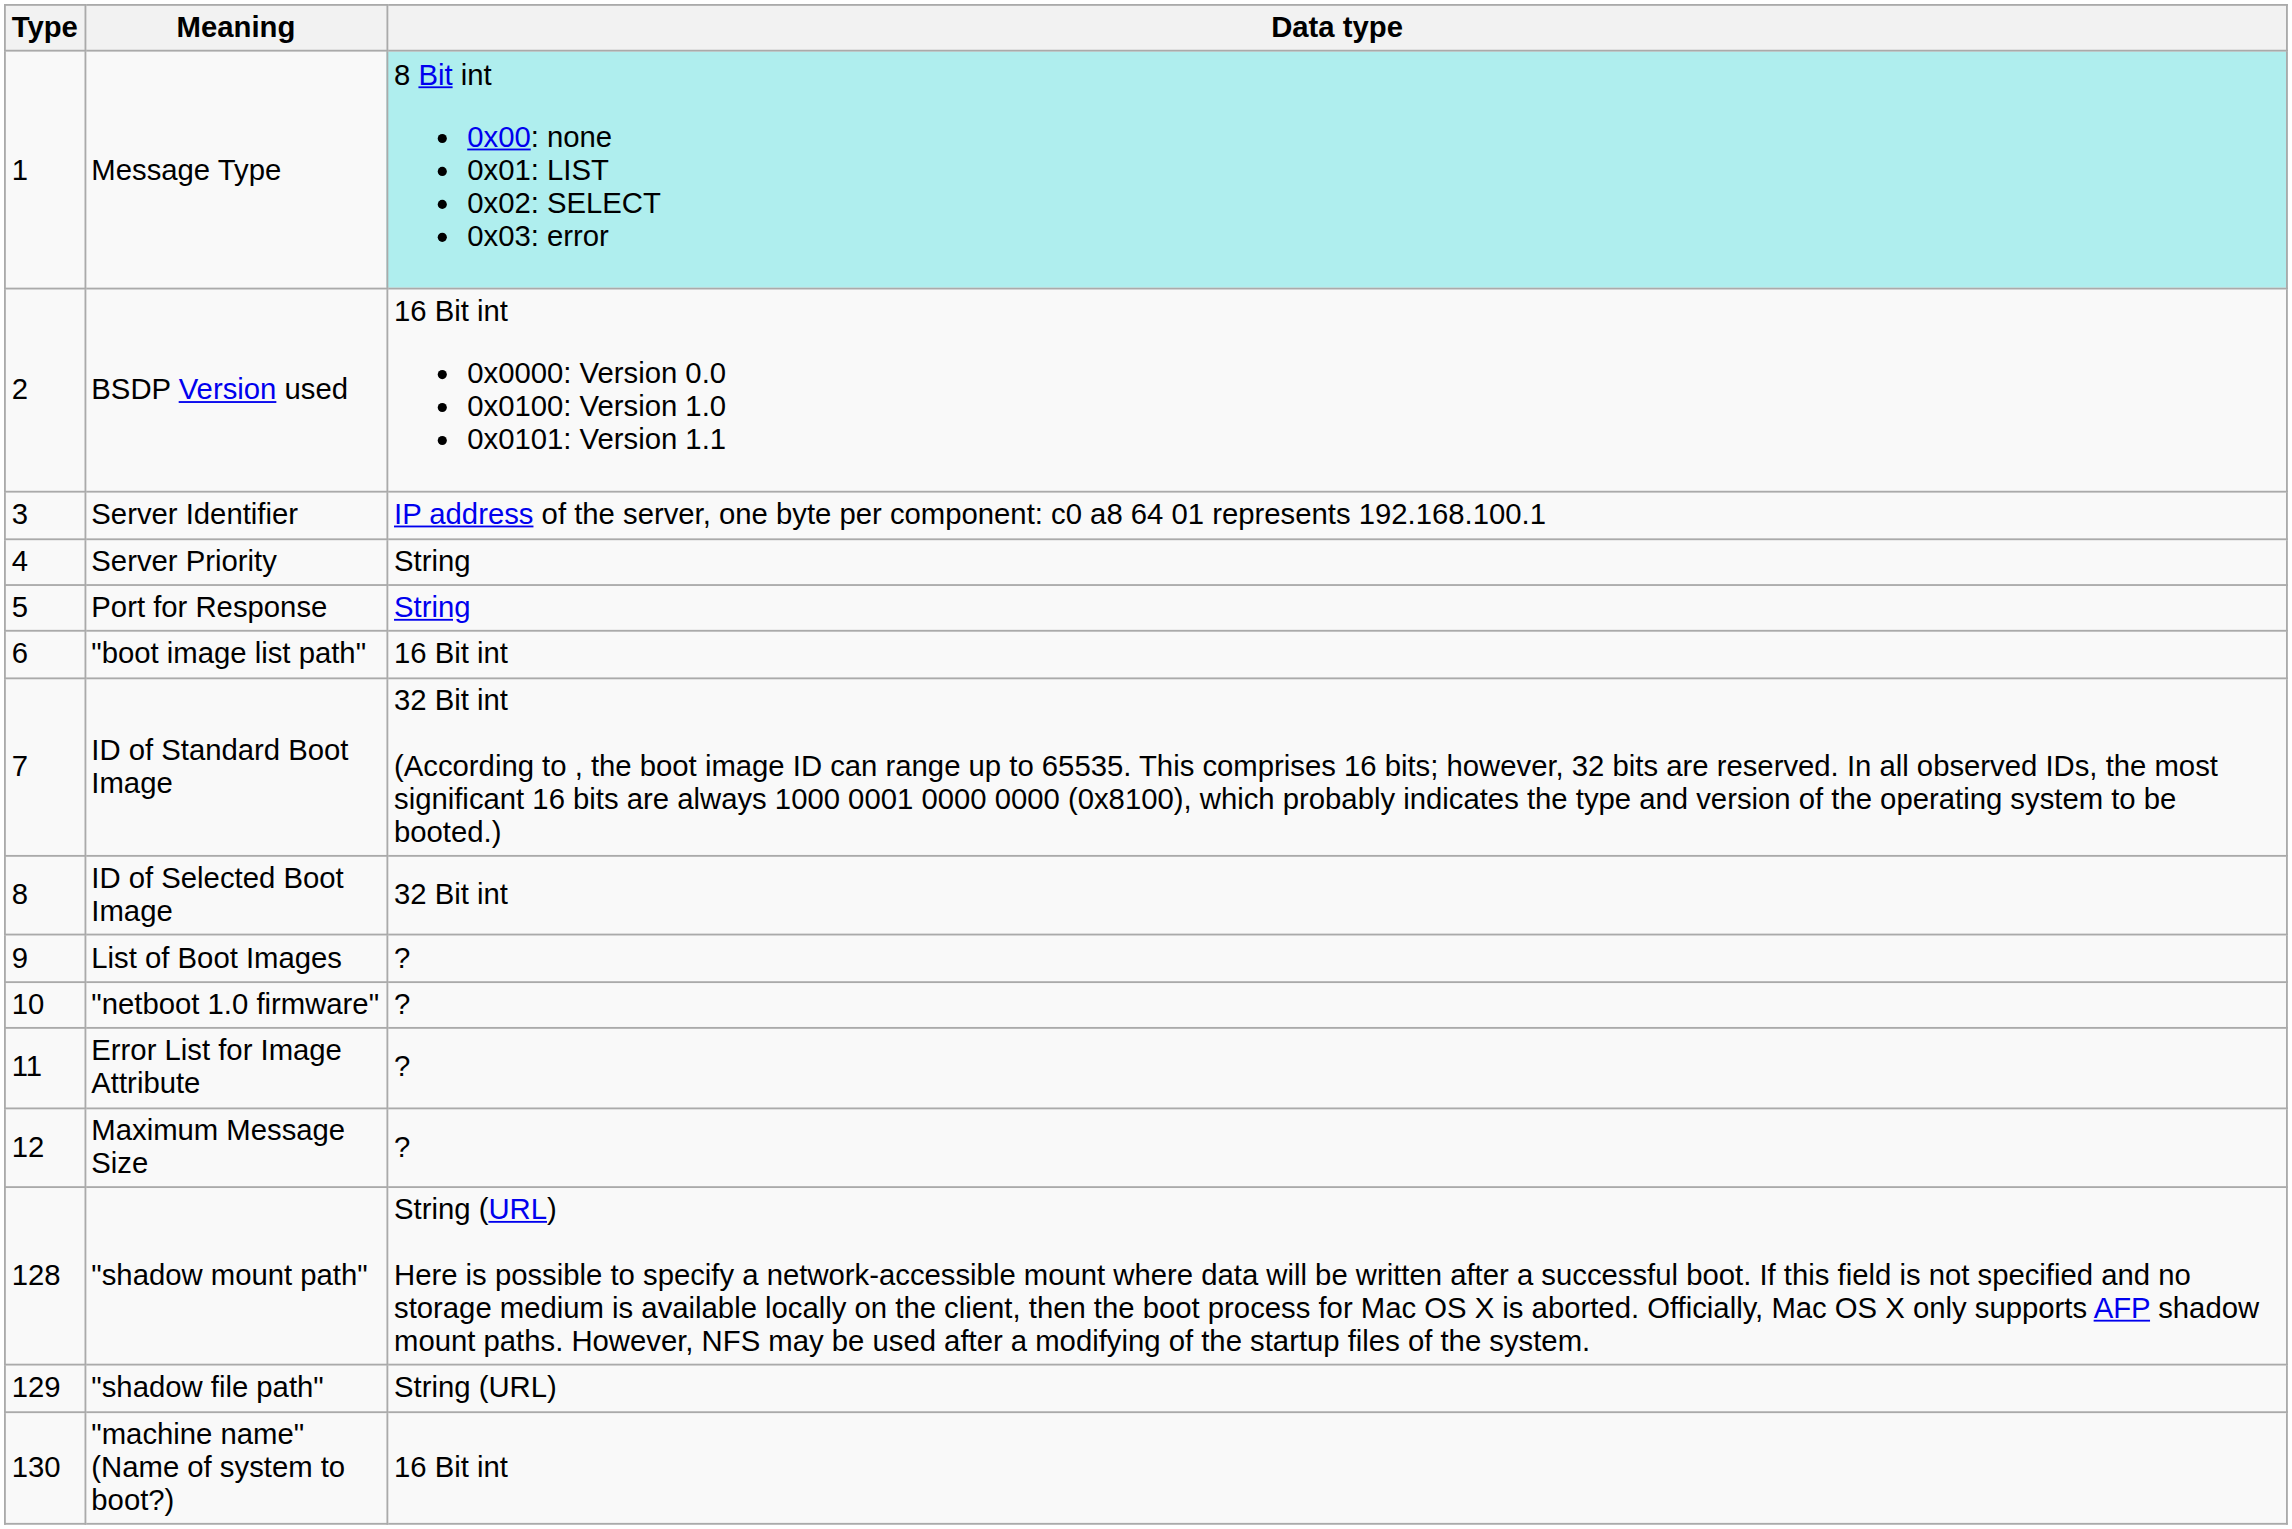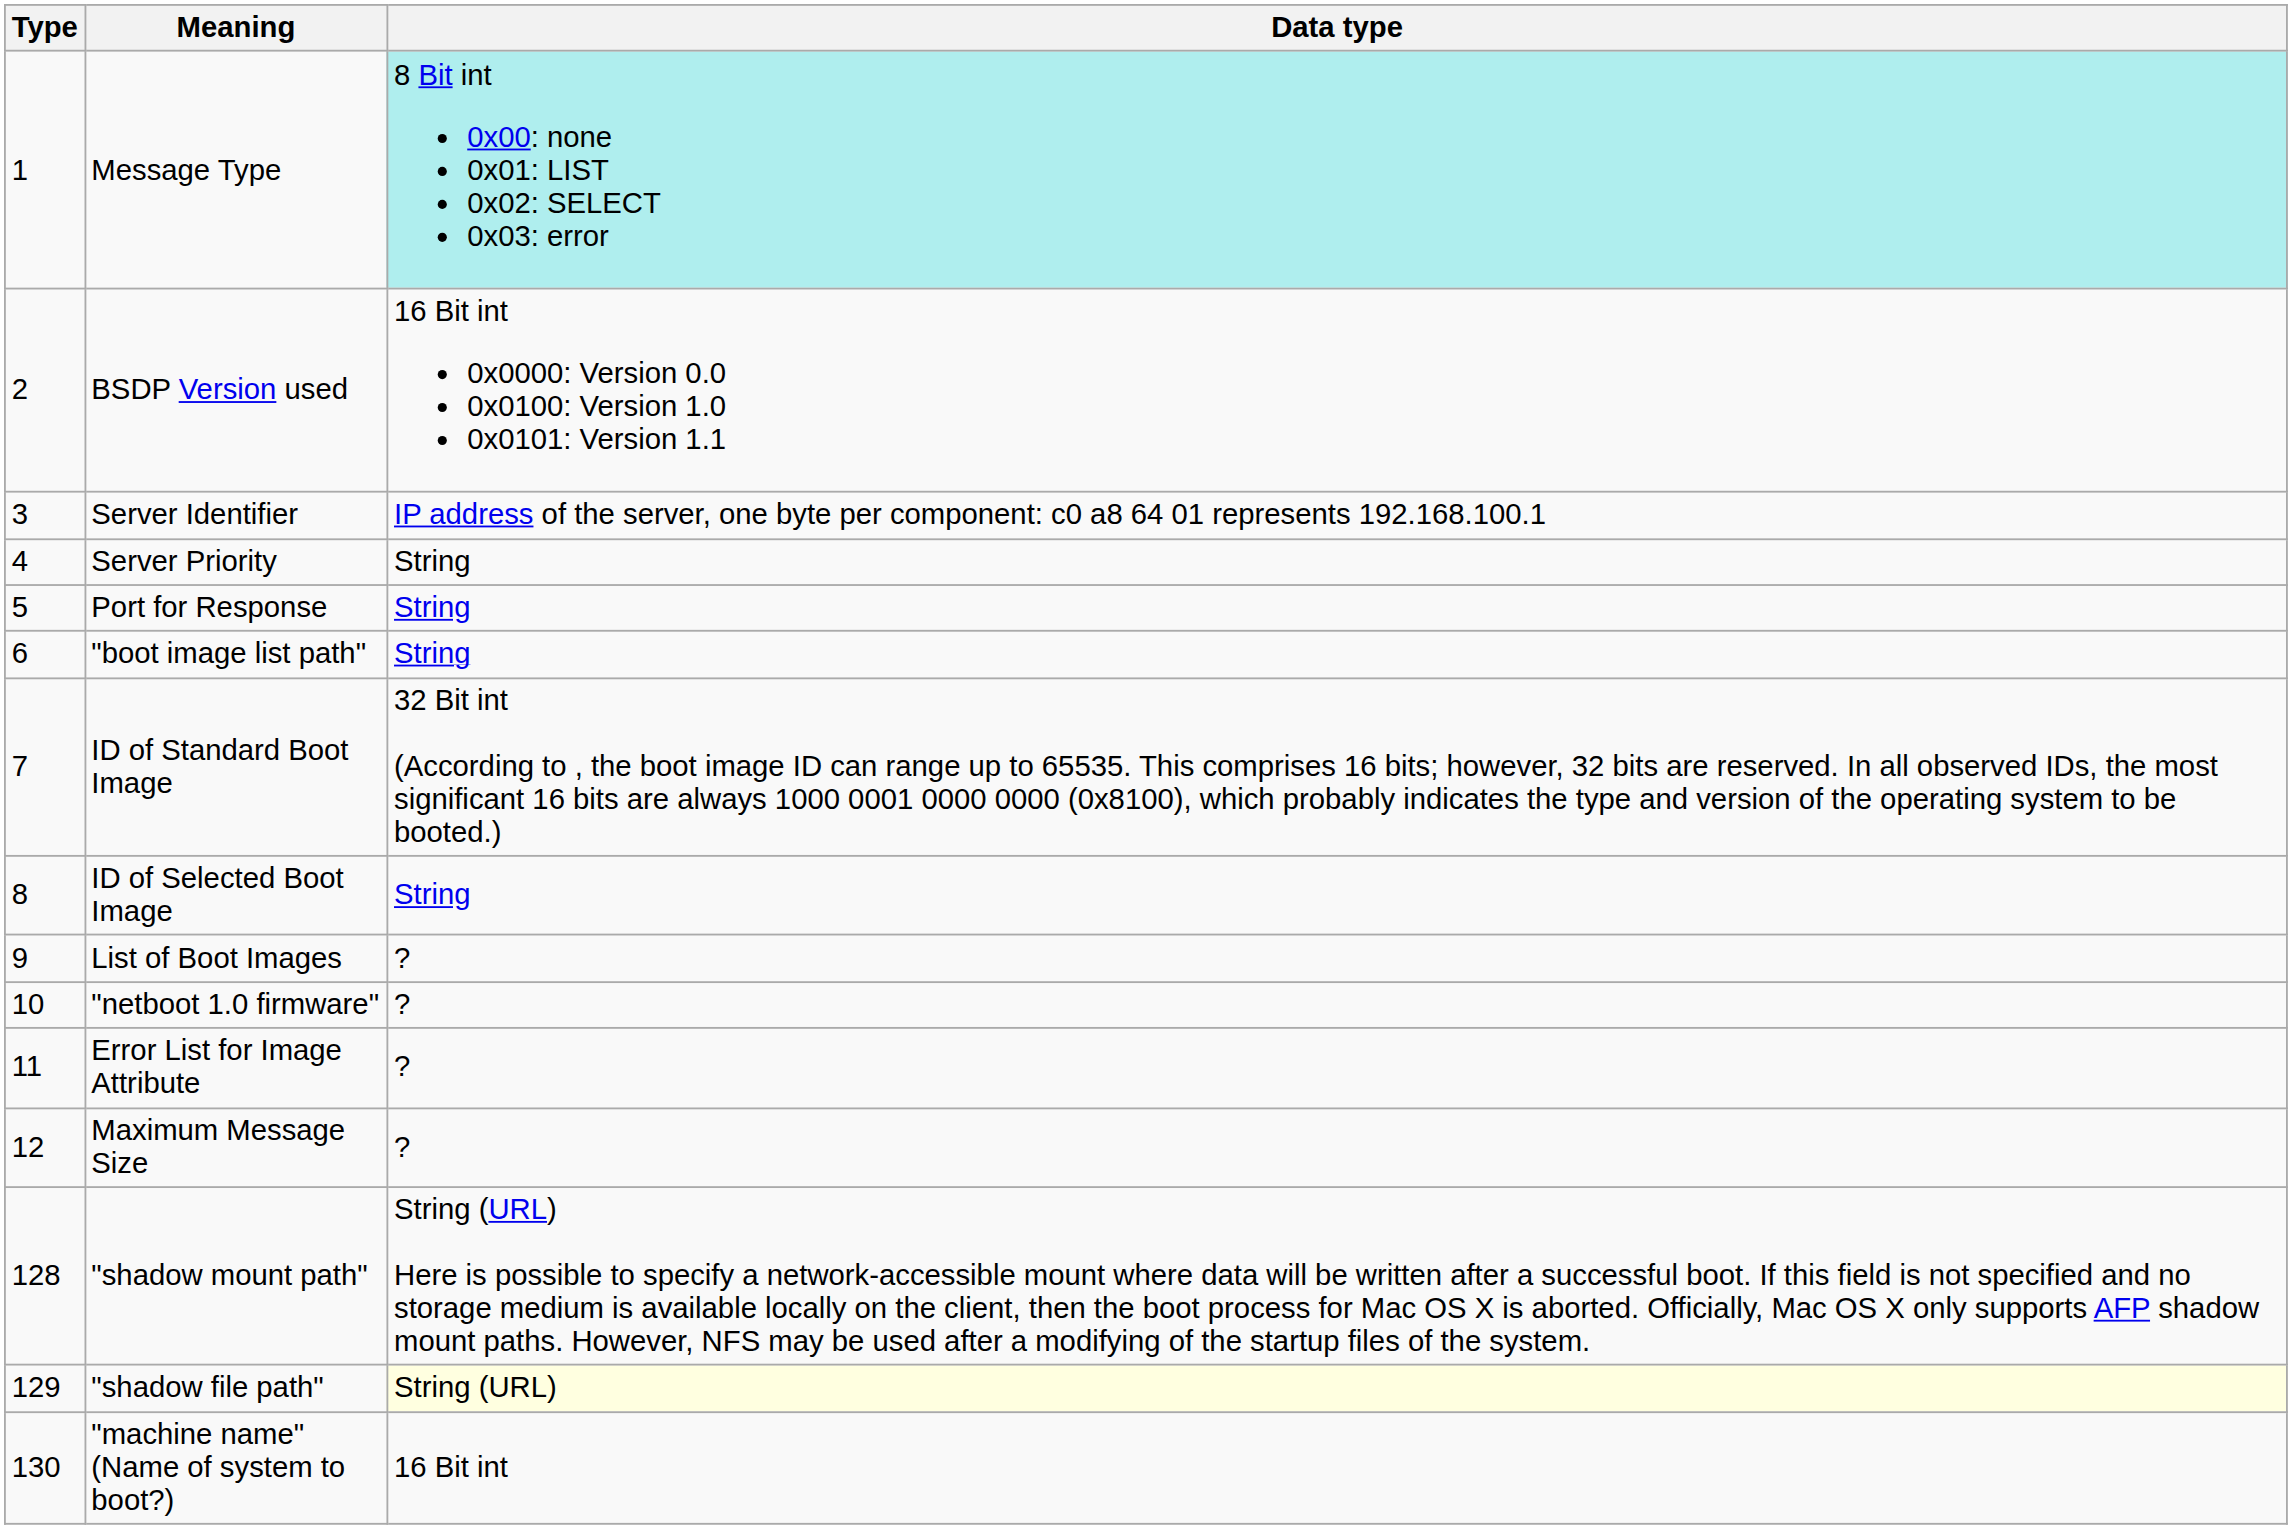(451, 654) 16 Bit int -> (432, 654) String
(451, 895) 32 Bit int -> (432, 895) String
(475, 1387) no background -> (475, 1387) lightyellow background
